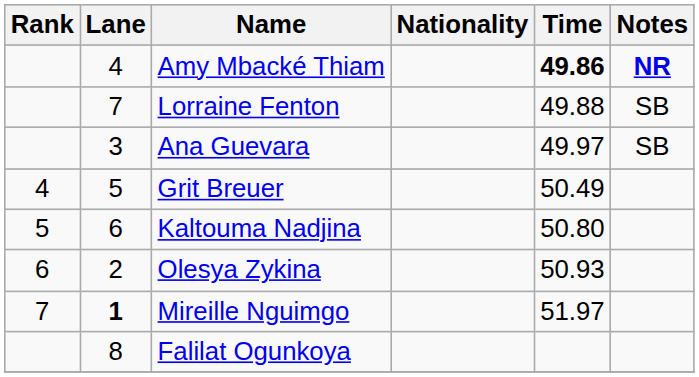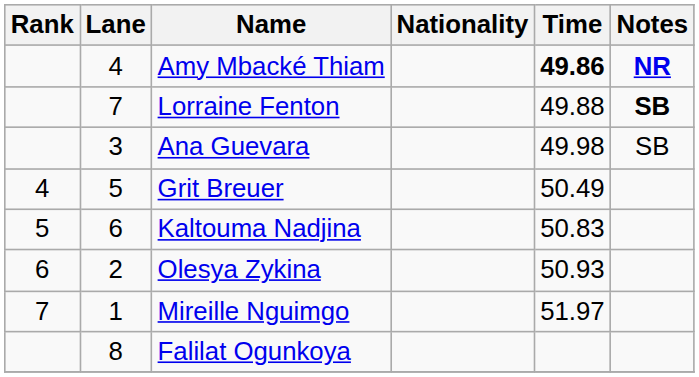(652, 106) normal -> (652, 106) bold
(572, 147) 49.97 -> (572, 147) 49.98
(572, 229) 50.80 -> (572, 229) 50.83
(116, 310) bold -> (116, 310) normal
